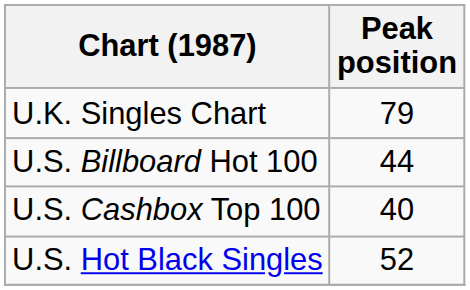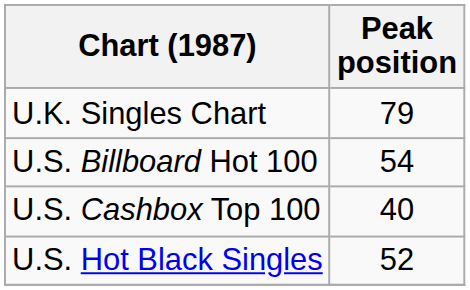(397, 161) 44 -> (397, 161) 54
